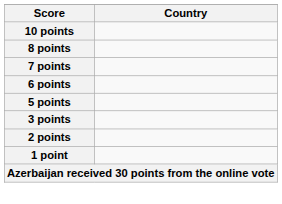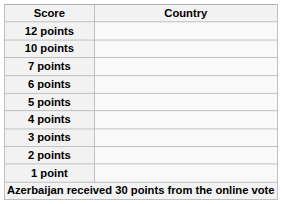+ row: (49, 31)
- row: (49, 48)
+ row: (49, 119)
